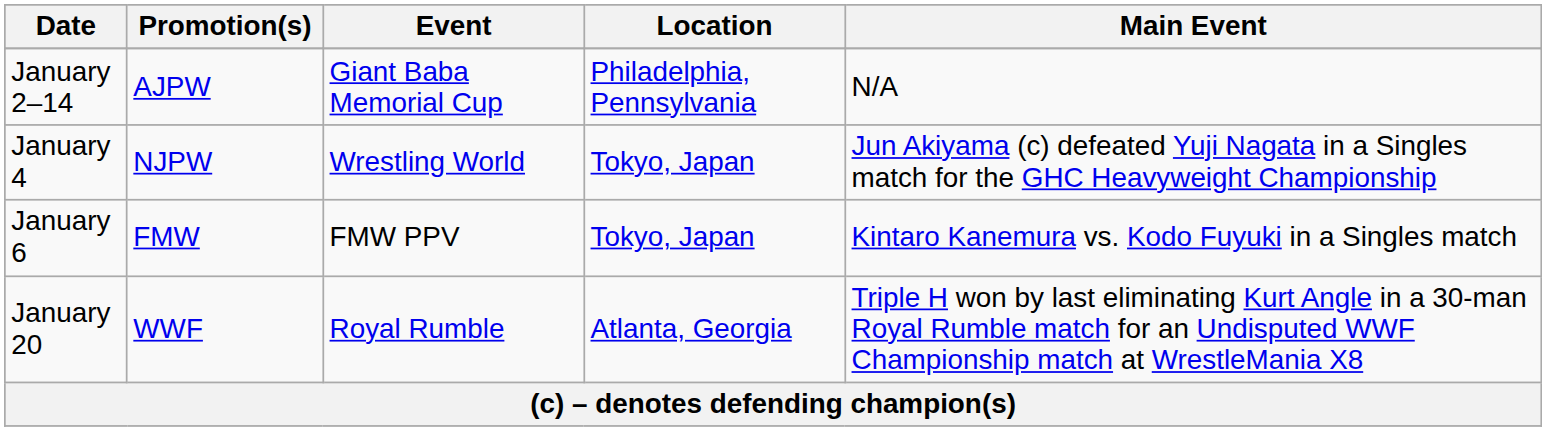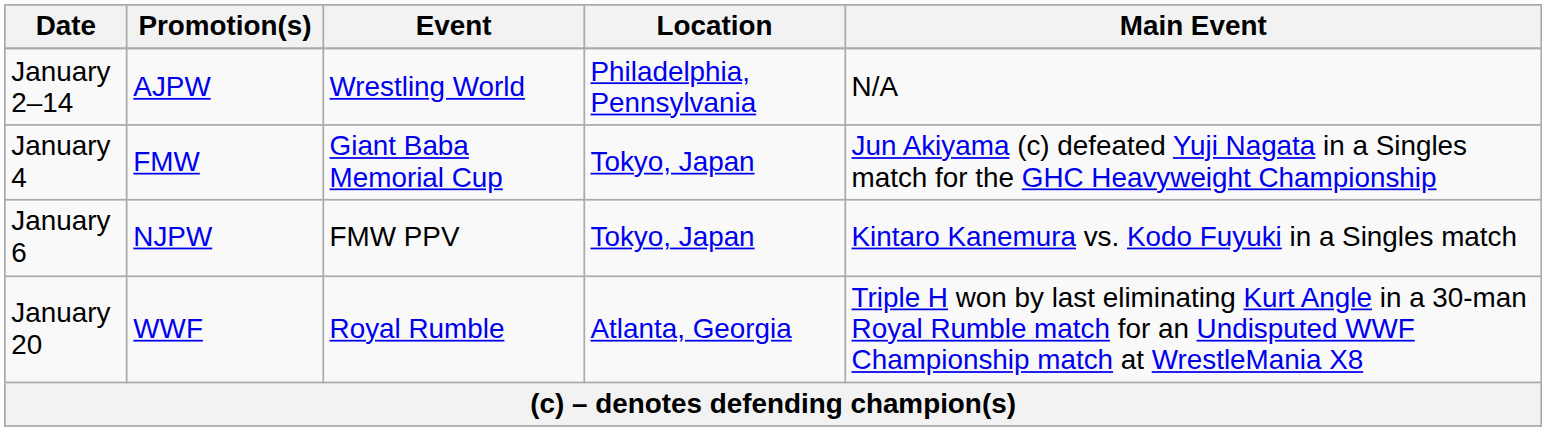(416, 86) Giant Baba Memorial Cup -> (427, 86) Wrestling World
(173, 161) NJPW -> (167, 161) FMW
(427, 161) Wrestling World -> (416, 161) Giant Baba Memorial Cup
(167, 237) FMW -> (173, 237) NJPW
